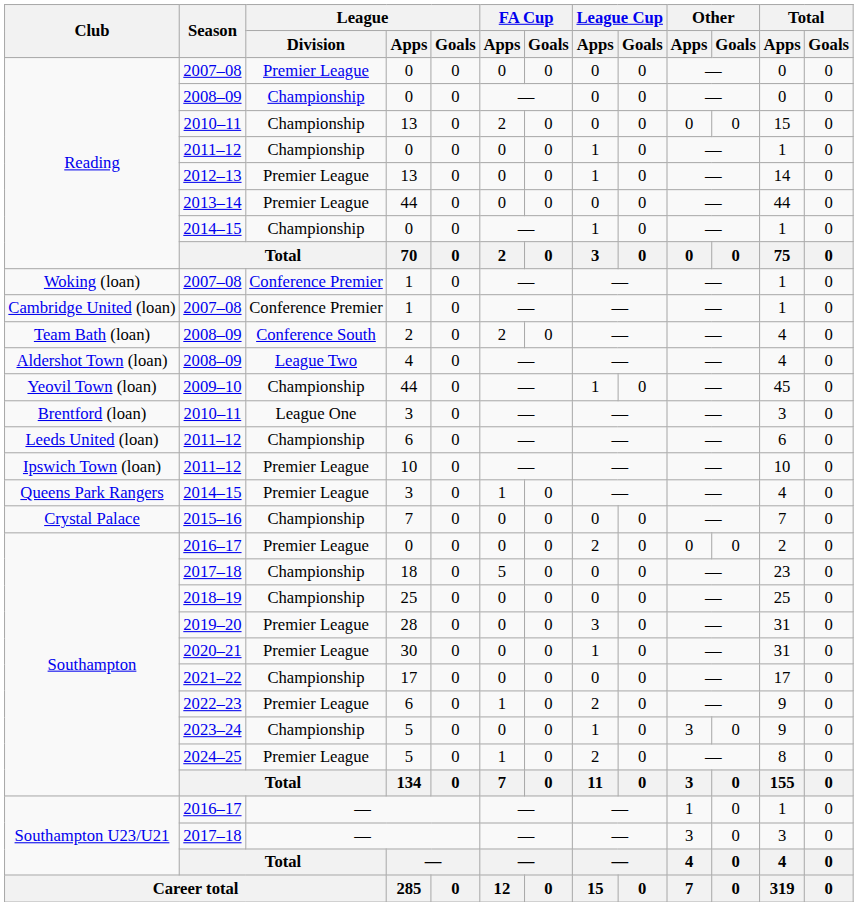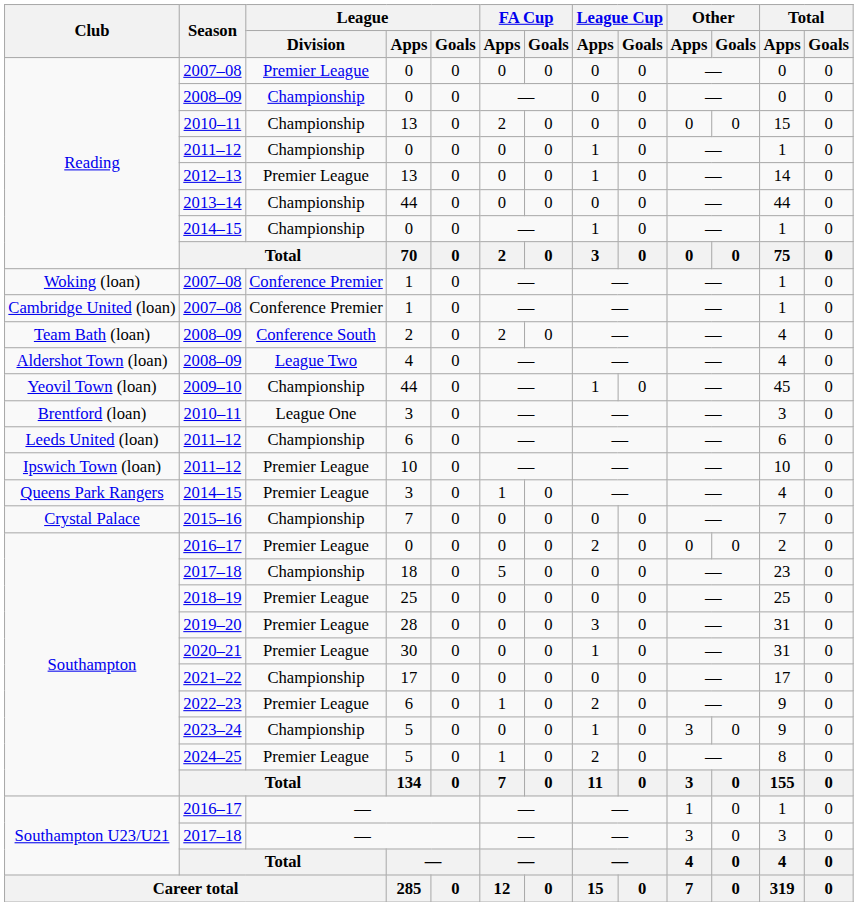(316, 202) Premier League -> (316, 202) Championship
(316, 598) Championship -> (316, 598) Premier League
